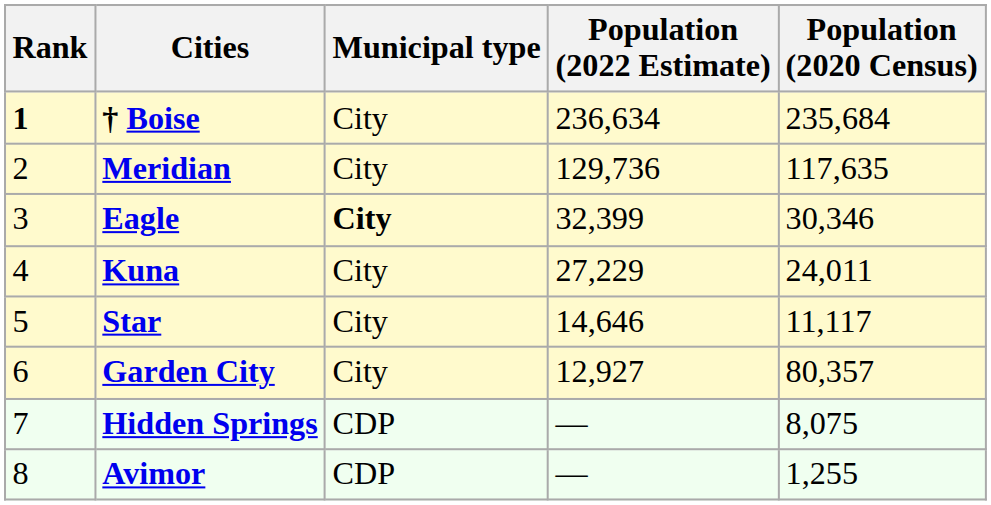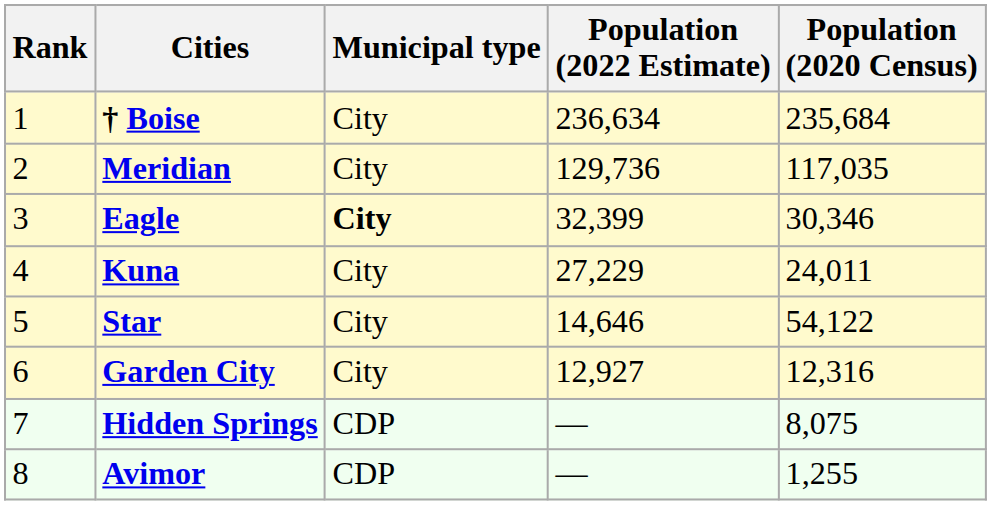(20, 117) bold -> (20, 117) normal
(837, 168) 117,635 -> (837, 168) 117,035
(829, 321) 11,117 -> (830, 321) 54,122
(830, 372) 80,357 -> (830, 372) 12,316
